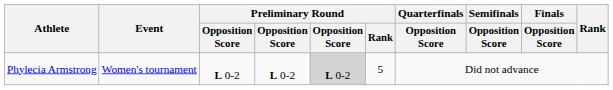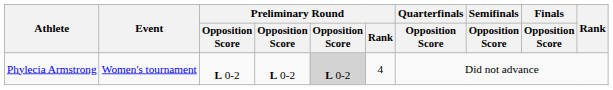(380, 69) 5 -> (380, 69) 4
